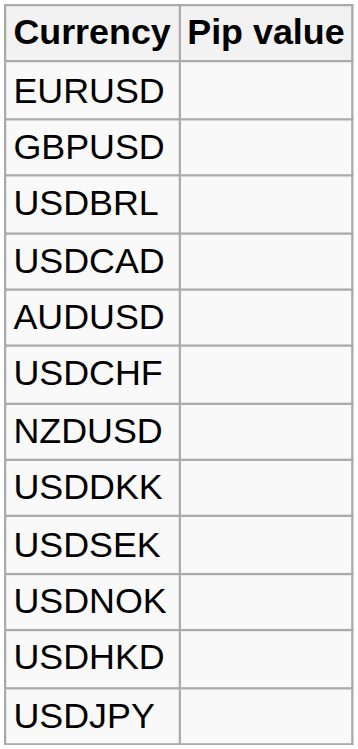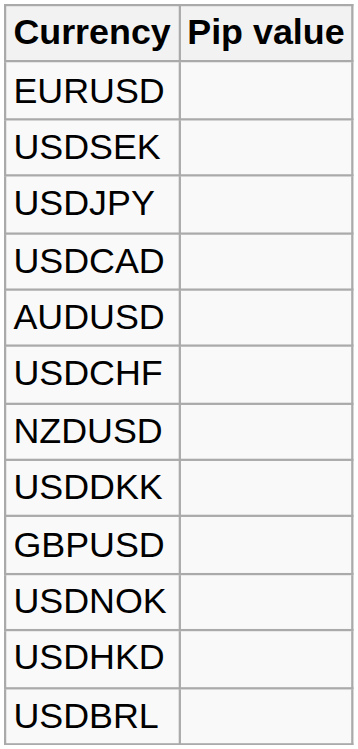rows swapped: (89, 146) <-> (87, 544)
rows swapped: (84, 714) <-> (86, 203)
